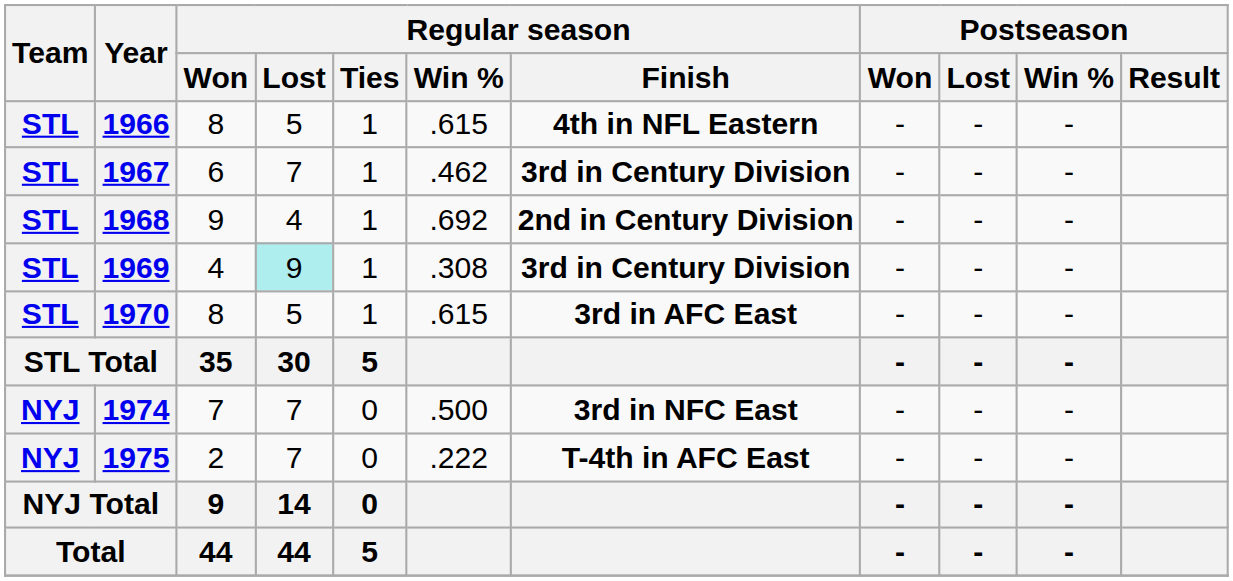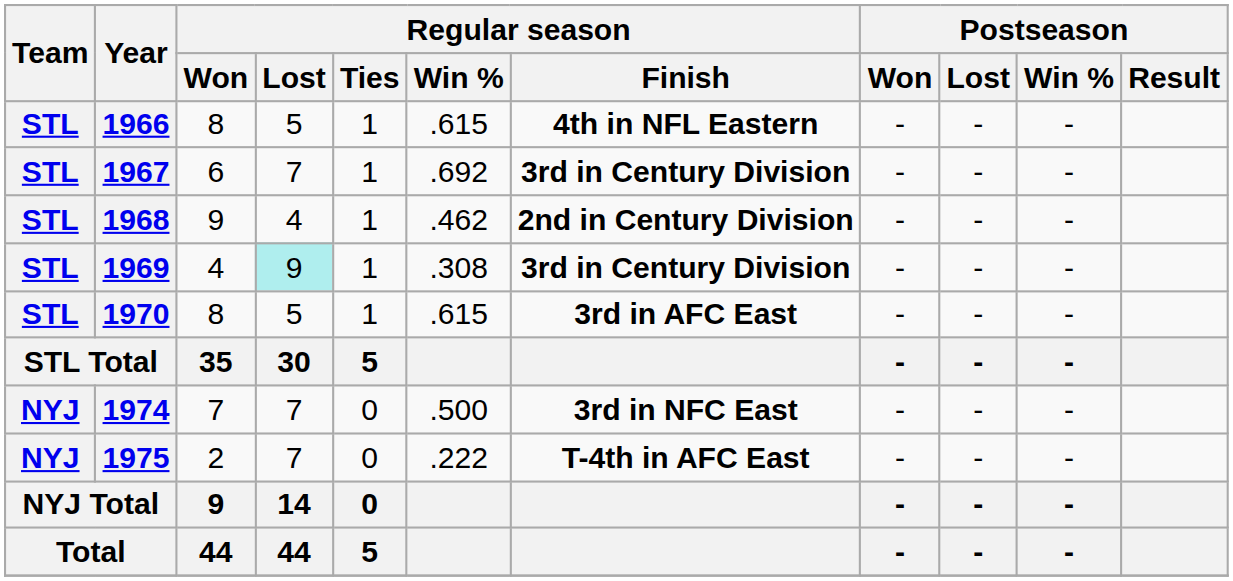(459, 172) .462 -> (459, 172) .692
(459, 219) .692 -> (459, 219) .462
